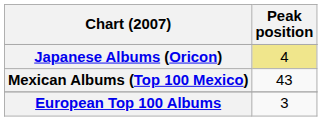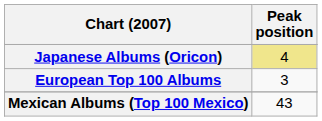rows swapped: (128, 80) <-> (128, 103)
